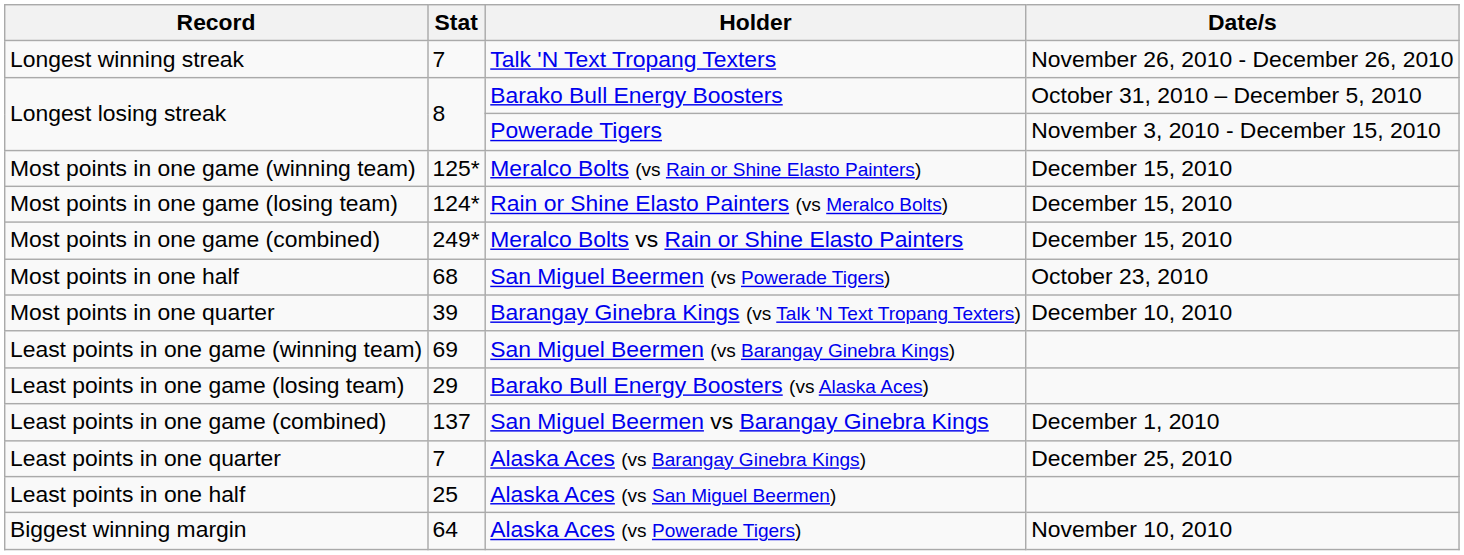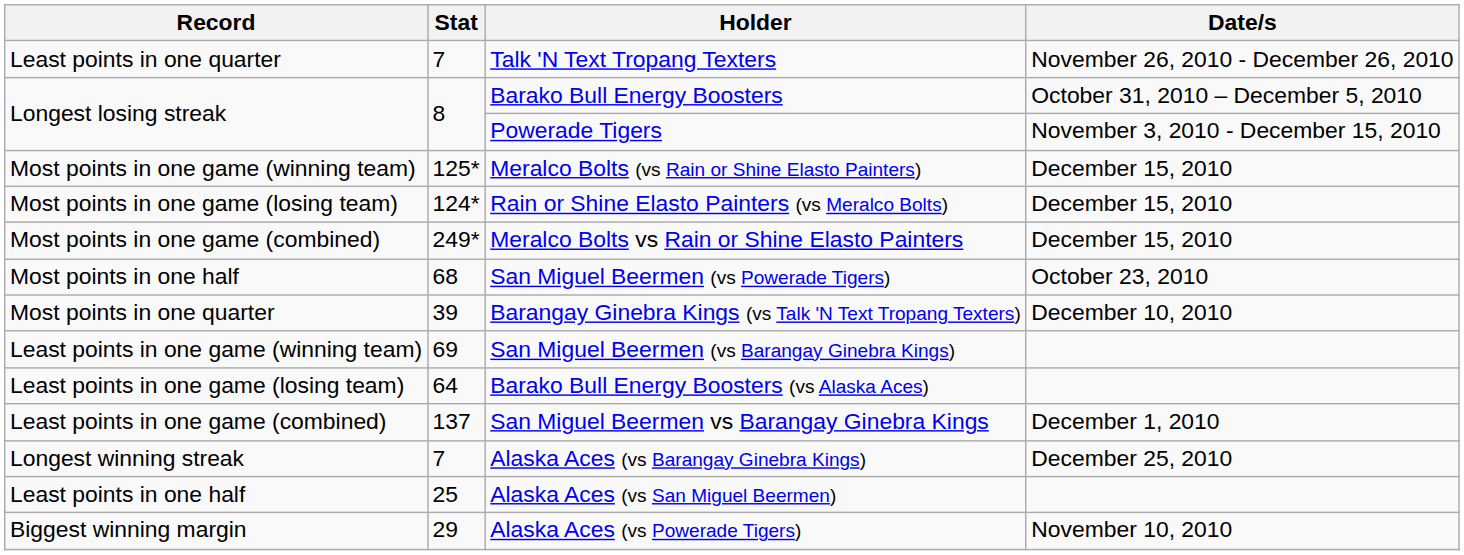(127, 58) Longest winning streak -> (145, 58) Least points in one quarter
(445, 385) 29 -> (445, 385) 64
(145, 458) Least points in one quarter -> (127, 458) Longest winning streak
(445, 530) 64 -> (445, 530) 29
